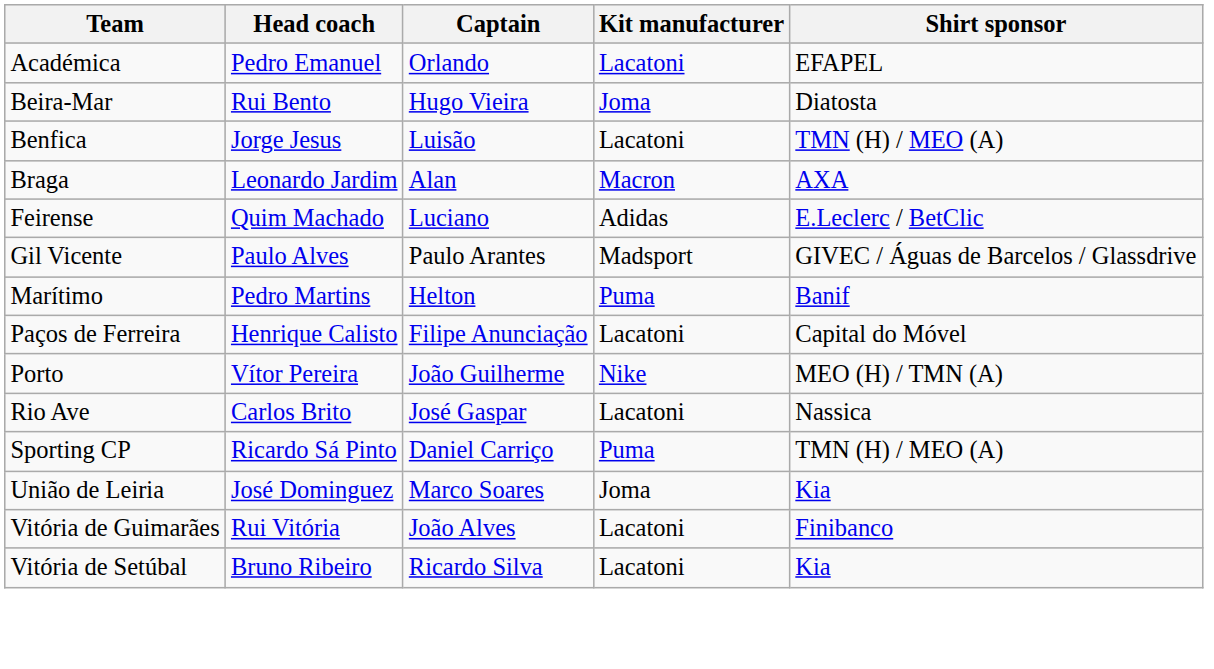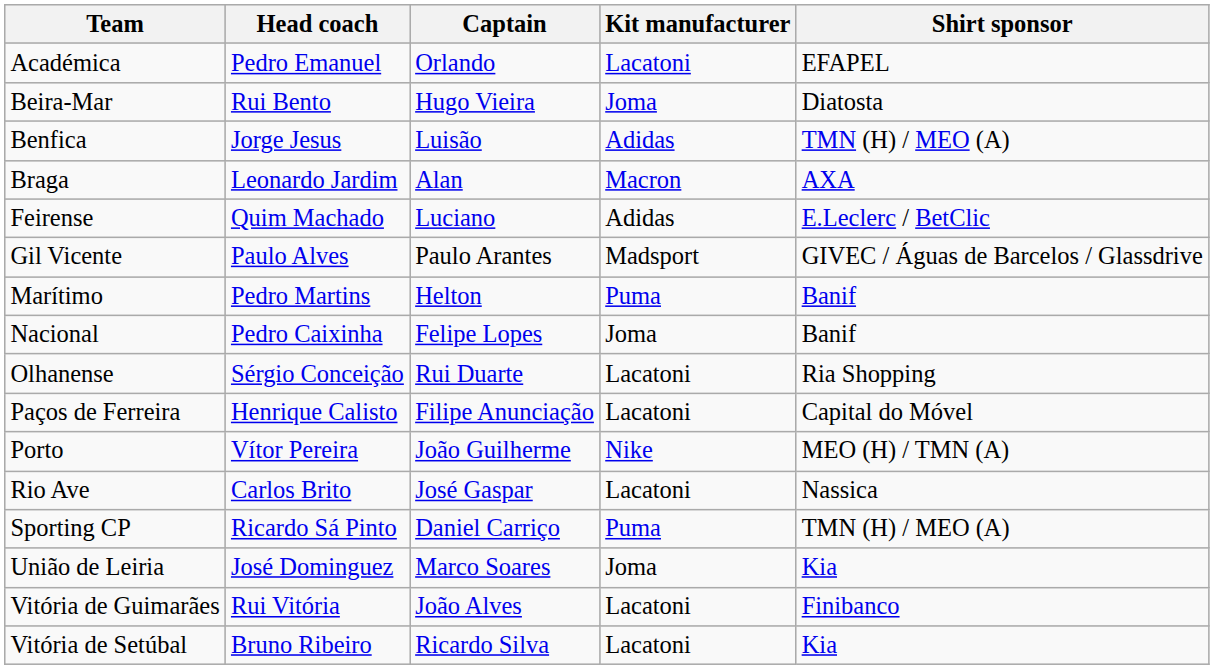(642, 140) Lacatoni -> (640, 140) Adidas
+ row: (55, 334)
+ row: (62, 373)
